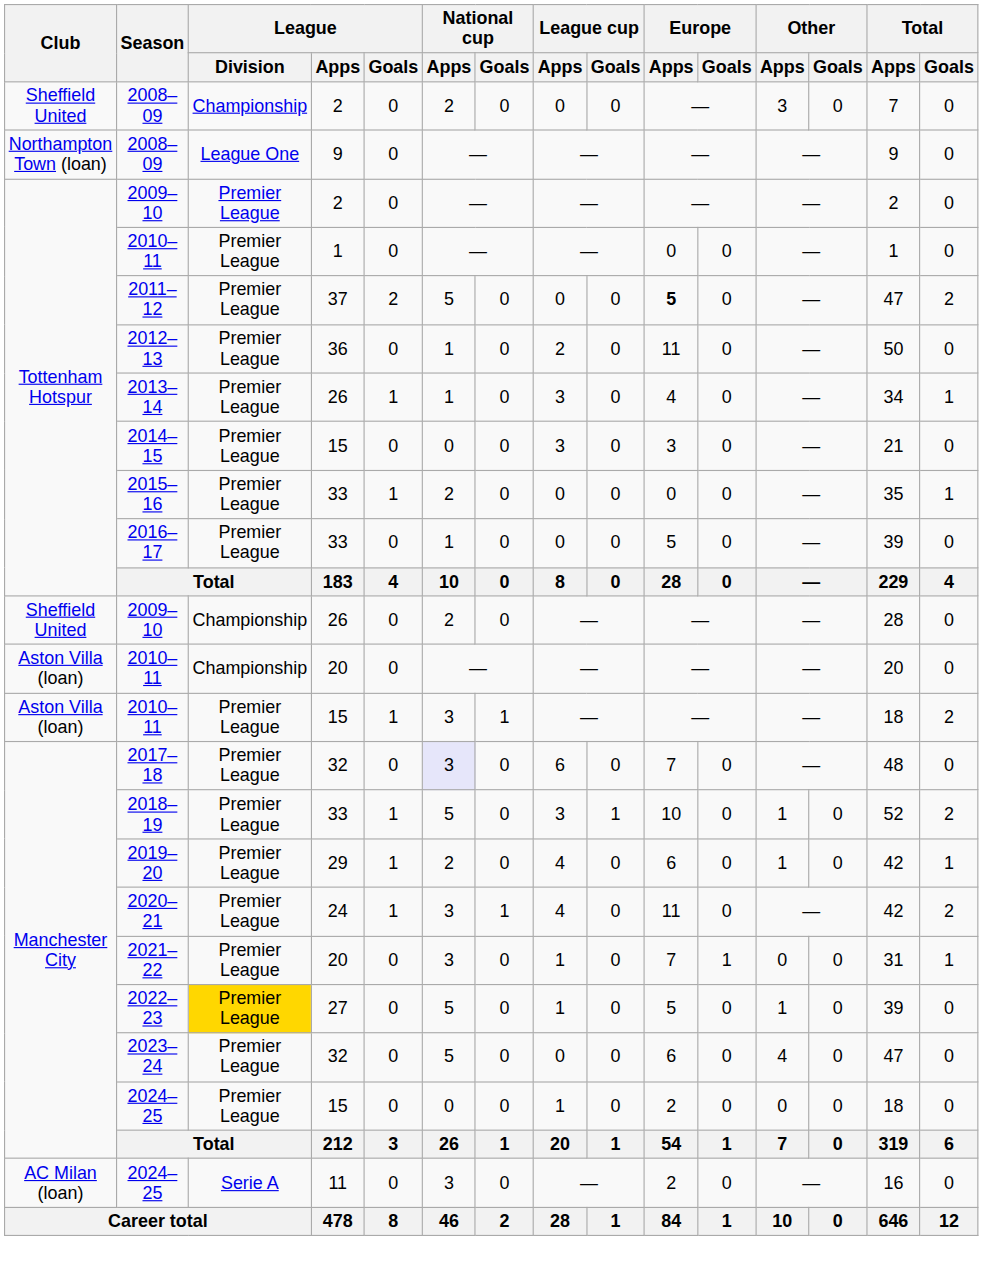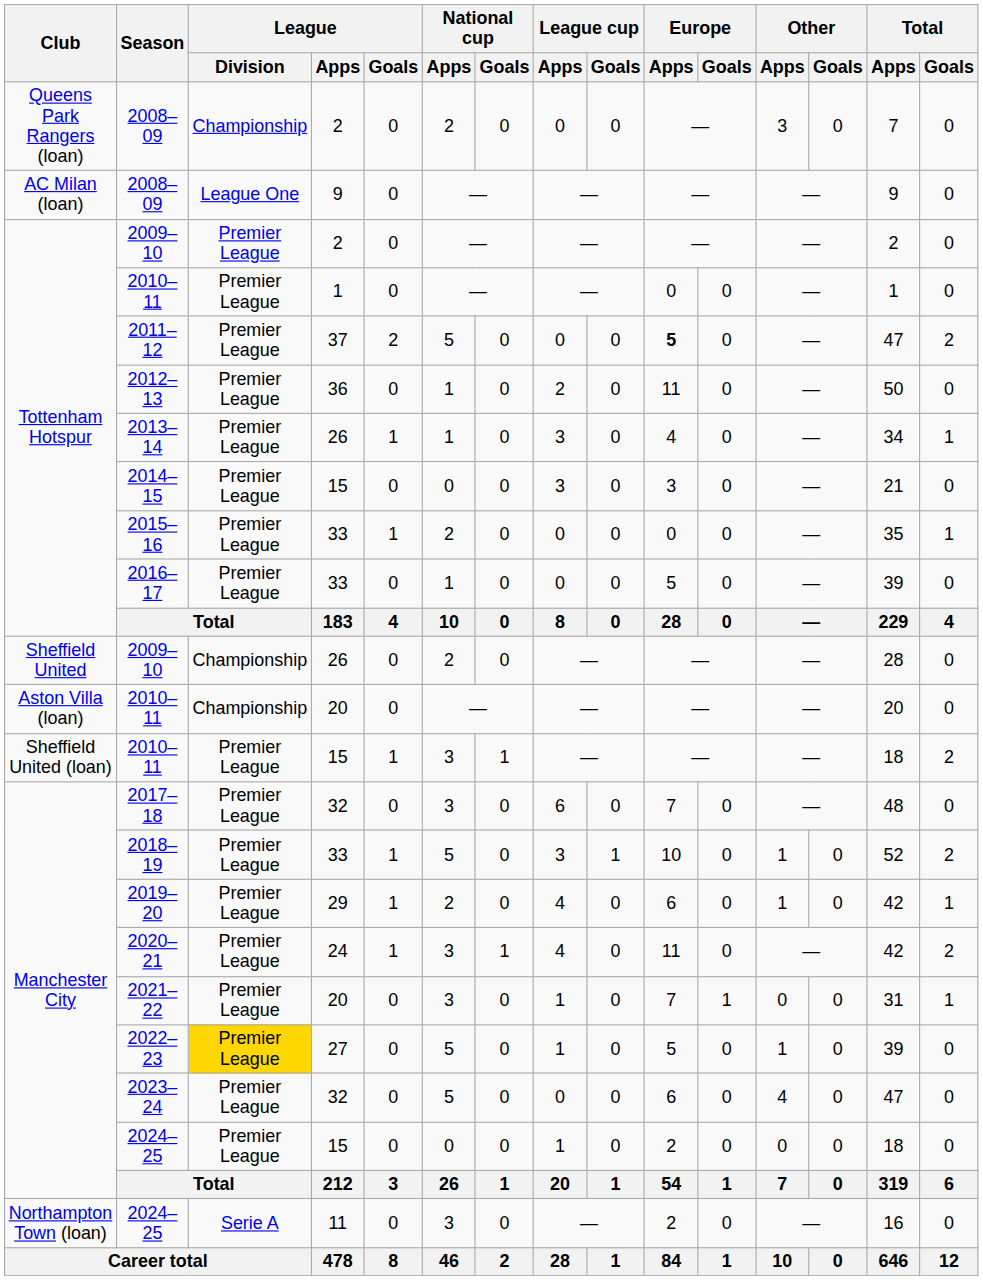(60, 105) Sheffield United -> (60, 125) Queens Park Rangers (loan)
(60, 154) Northampton Town (loan) -> (60, 194) AC Milan (loan)
(60, 717) Aston Villa (loan) -> (60, 757) Sheffield United (loan)
(449, 765) lavender background -> (449, 806) no background
(60, 1182) AC Milan (loan) -> (60, 1223) Northampton Town (loan)
